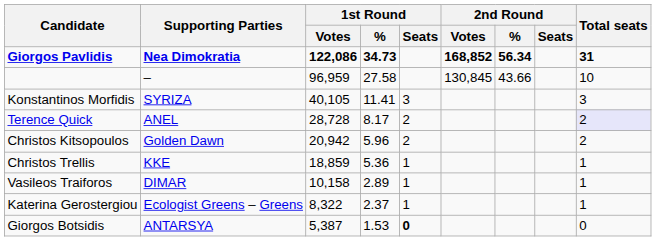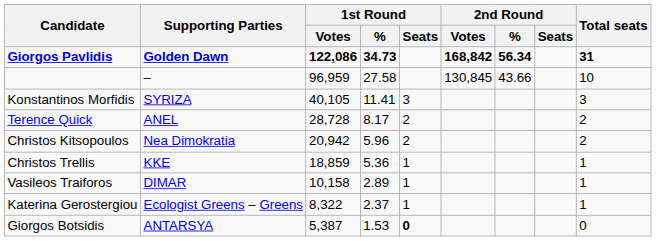(192, 57) Nea Dimokratia -> (186, 57) Golden Dawn
(468, 57) 168,852 -> (468, 57) 168,842
(583, 120) lavender background -> (583, 120) no background
(184, 141) Golden Dawn -> (189, 141) Nea Dimokratia
